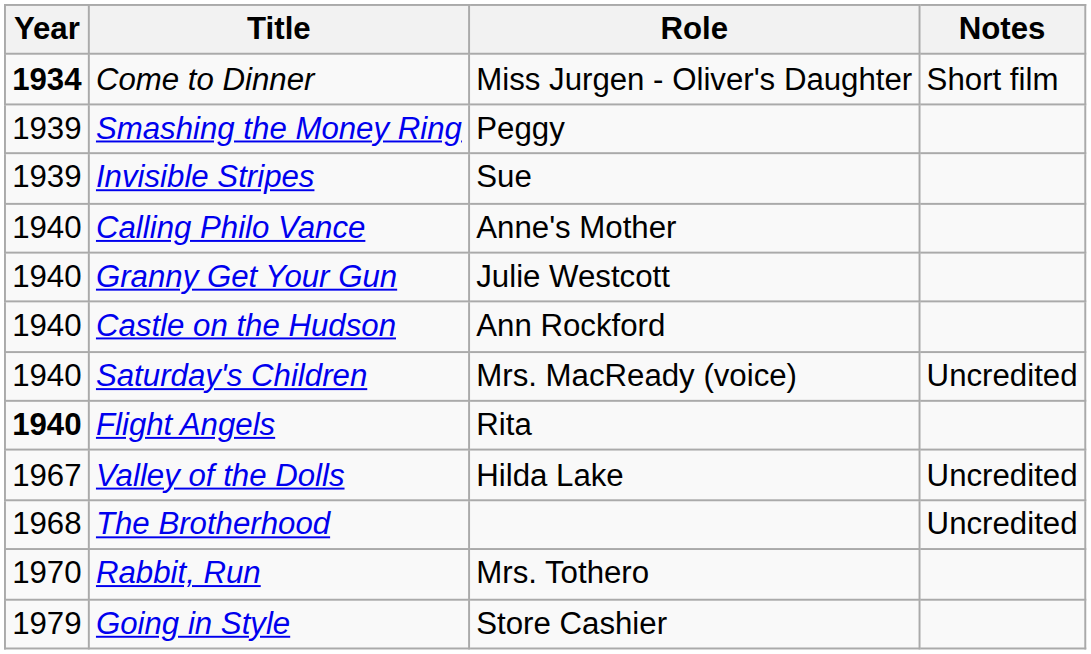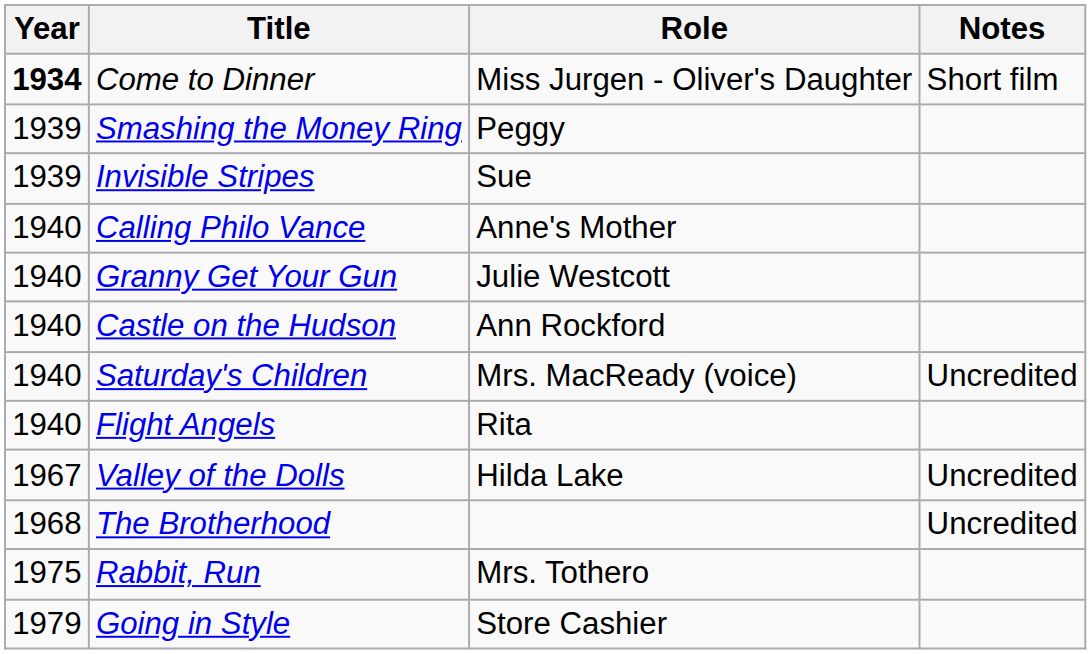(47, 425) bold -> (47, 425) normal
(47, 573) 1970 -> (47, 573) 1975
